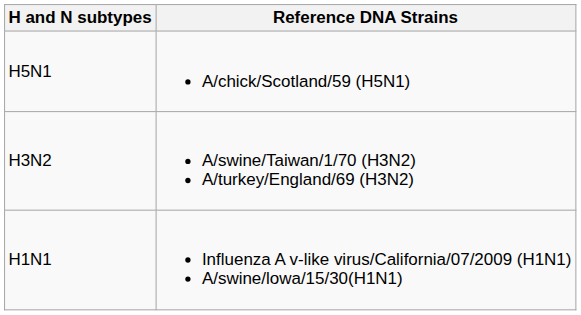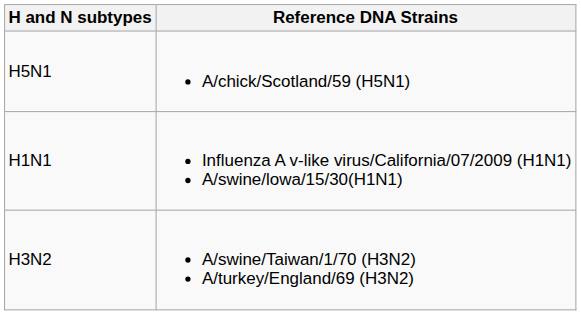rows swapped: (30, 259) <-> (30, 160)
